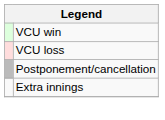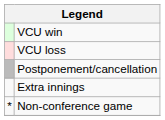+ row: (75, 106)
